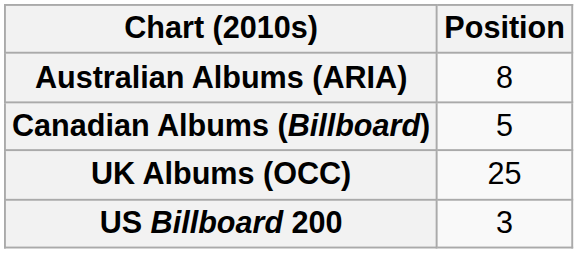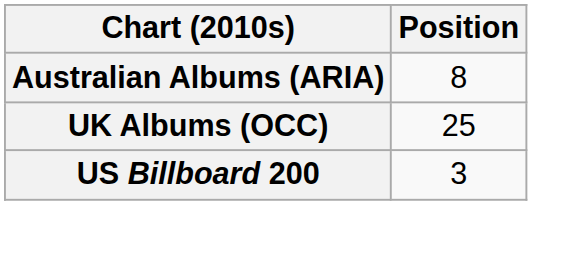- row: (221, 125)
